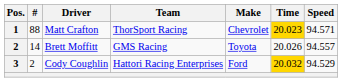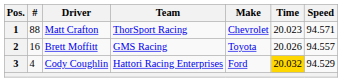(288, 30) gold background -> (288, 30) no background
(35, 47) 14 -> (35, 47) 16
(32, 64) 2 -> (32, 64) 4
